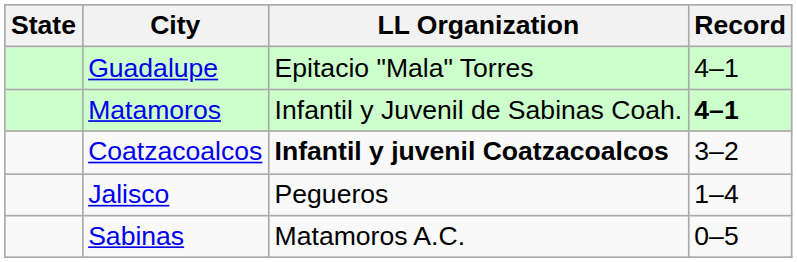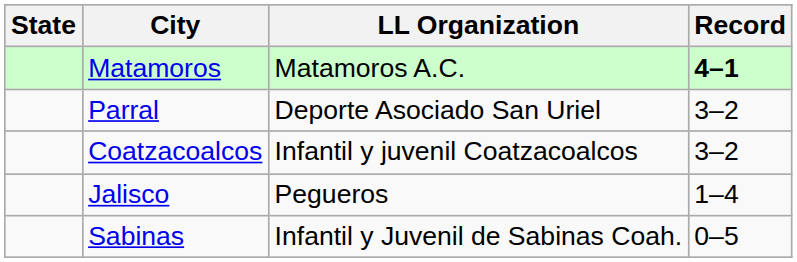- row: (153, 67)
(478, 109) Infantil y Juvenil de Sabinas Coah. -> (370, 67) Matamoros A.C.
+ row: (124, 109)
(472, 151) bold -> (456, 151) normal
(370, 236) Matamoros A.C. -> (478, 236) Infantil y Juvenil de Sabinas Coah.
